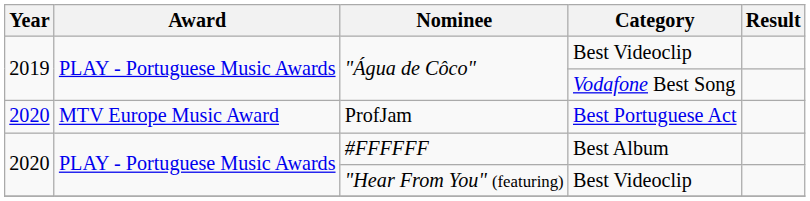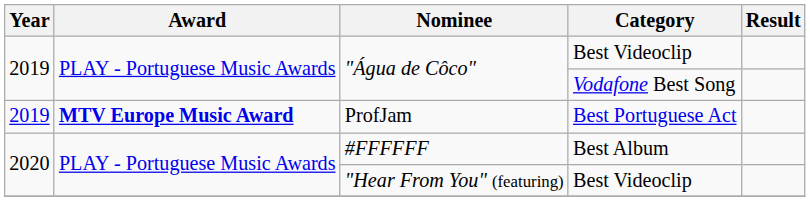(29, 116) 2020 -> (29, 116) 2019
(169, 116) normal -> (176, 116) bold
